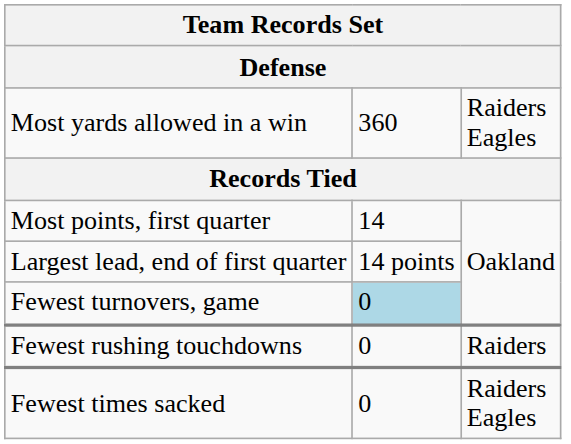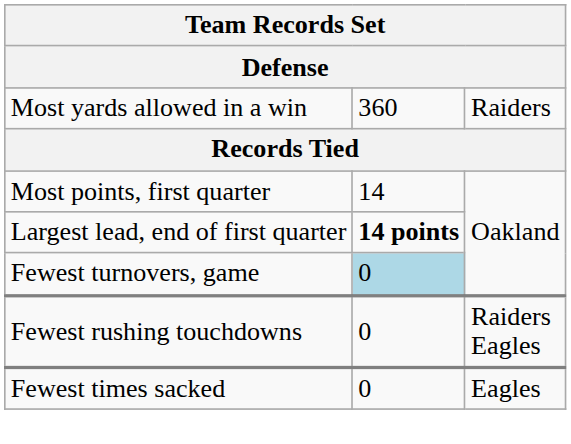(507, 122) Raiders Eagles -> (511, 107) Raiders
(407, 261) normal -> (409, 231) bold
(507, 345) Raiders -> (511, 331) Raiders Eagles
(507, 403) Raiders Eagles -> (506, 388) Eagles
